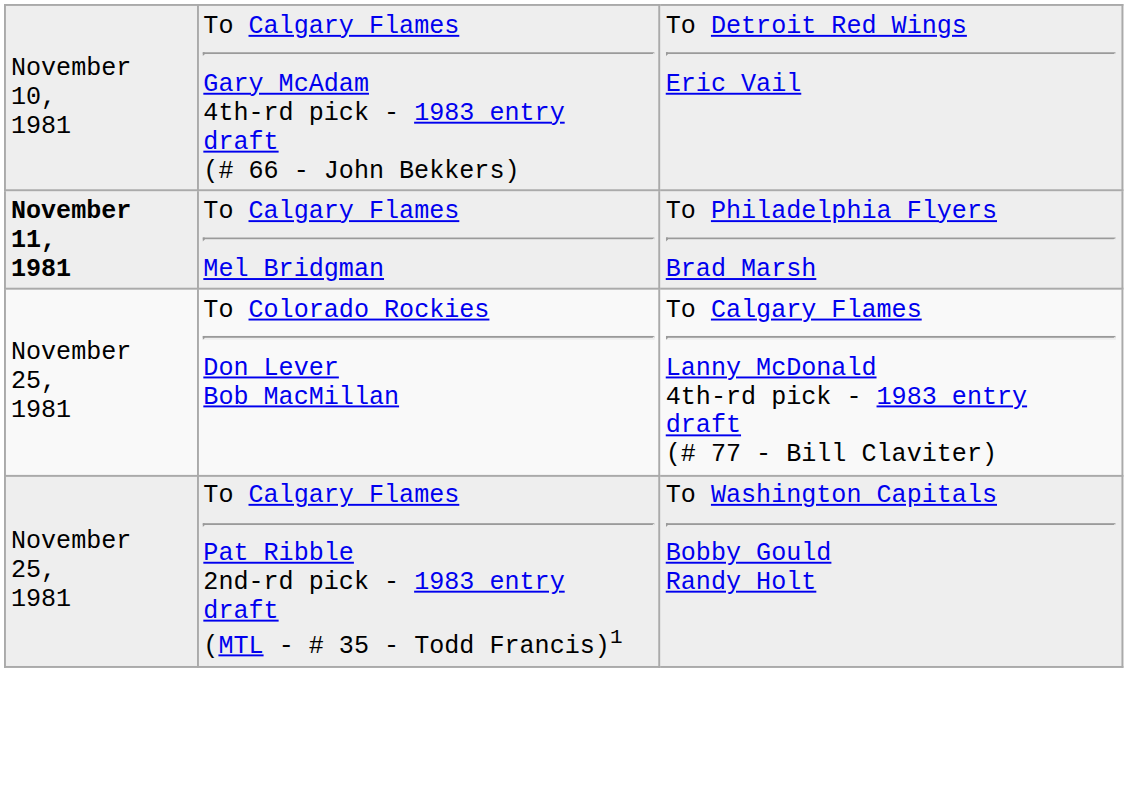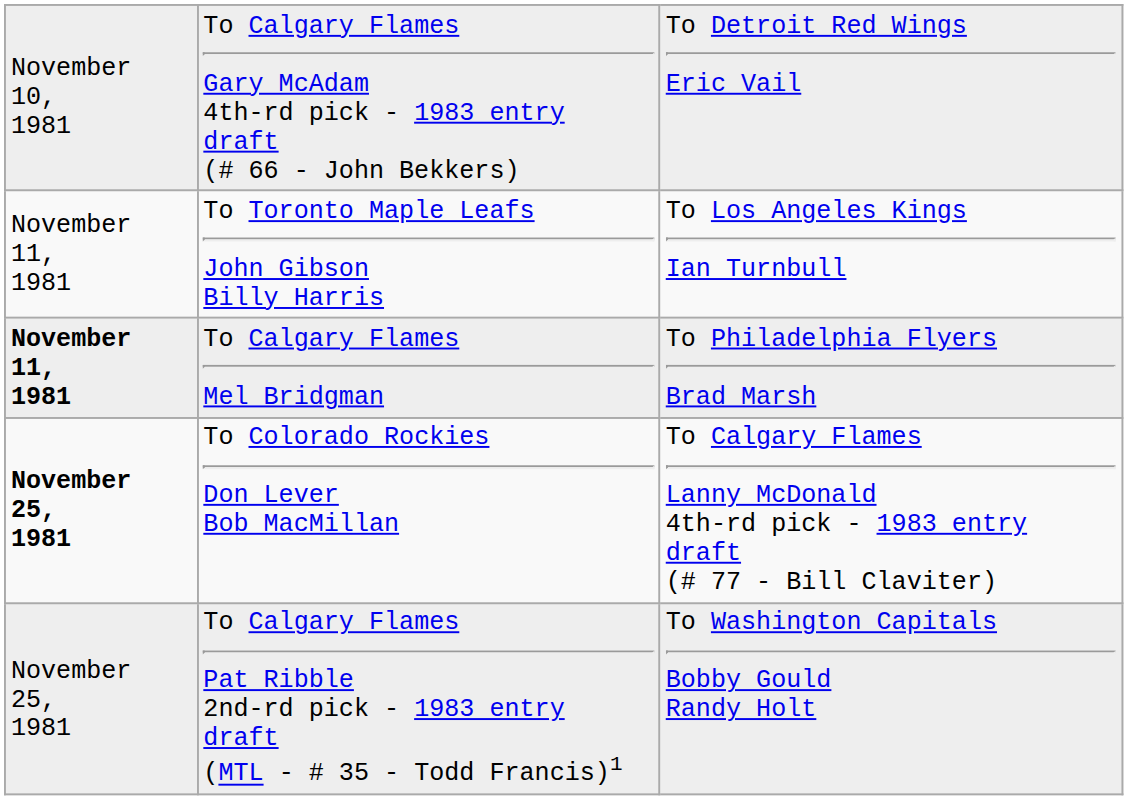+ row: (429, 254)
(71, 382) normal -> (71, 510) bold
